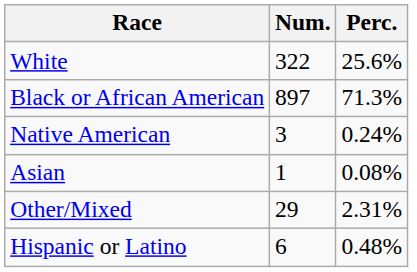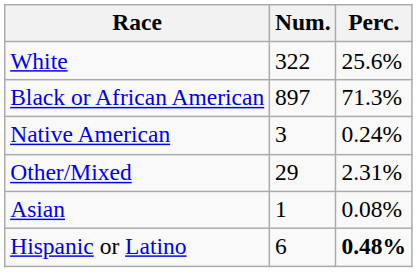rows swapped: (38, 172) <-> (71, 209)
(372, 246) normal -> (374, 246) bold
